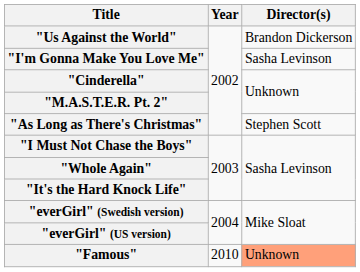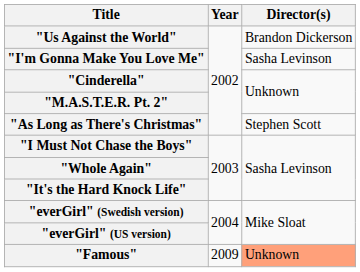(225, 255) 2010 -> (225, 255) 2009
